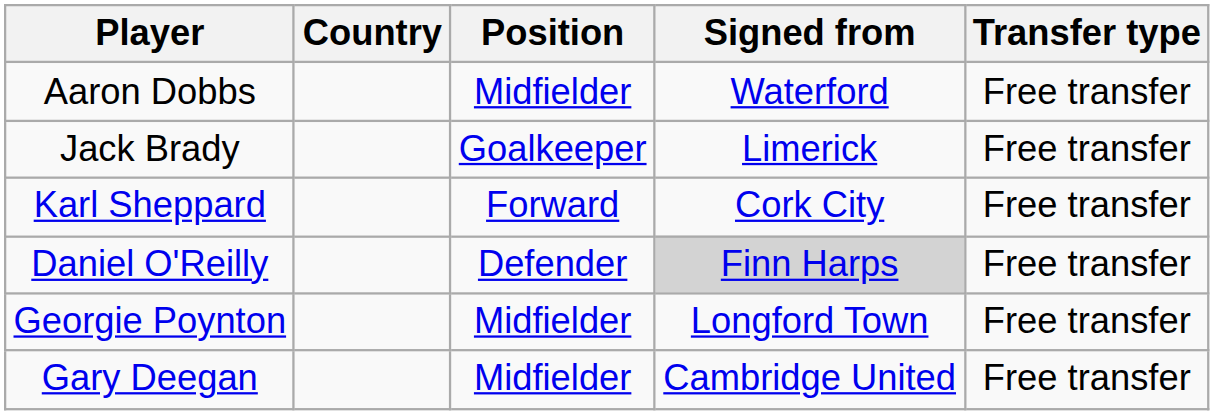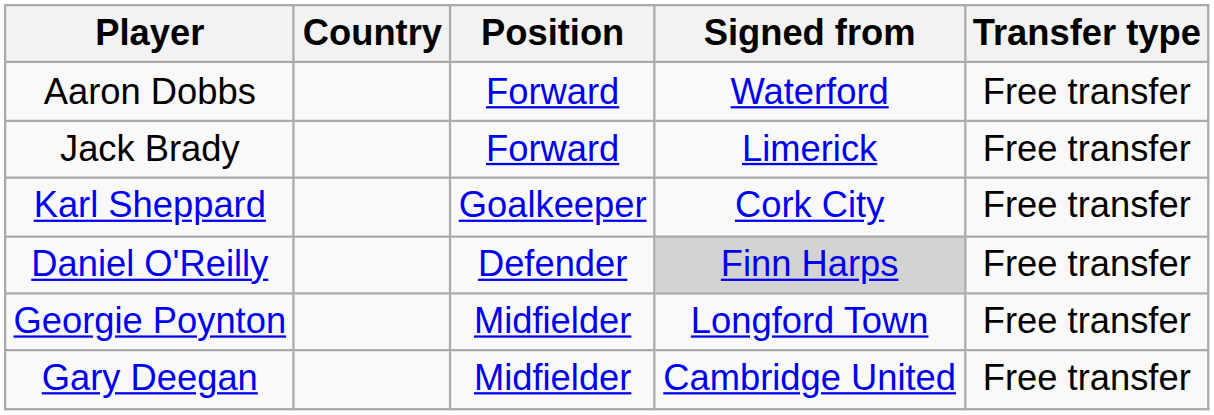(553, 90) Midfielder -> (553, 90) Forward
(553, 148) Goalkeeper -> (553, 148) Forward
(553, 206) Forward -> (553, 206) Goalkeeper
